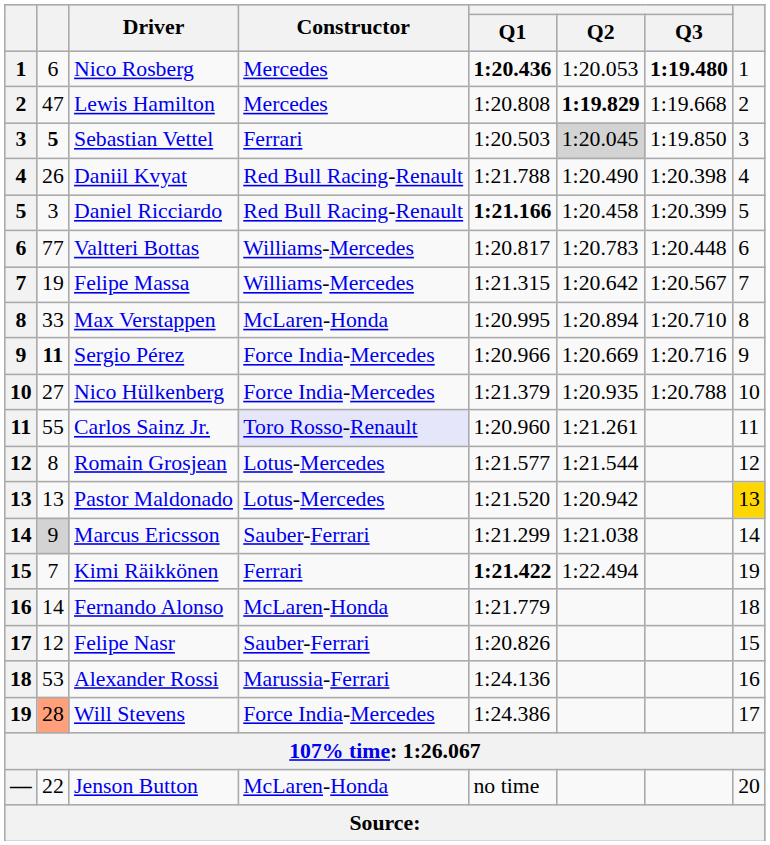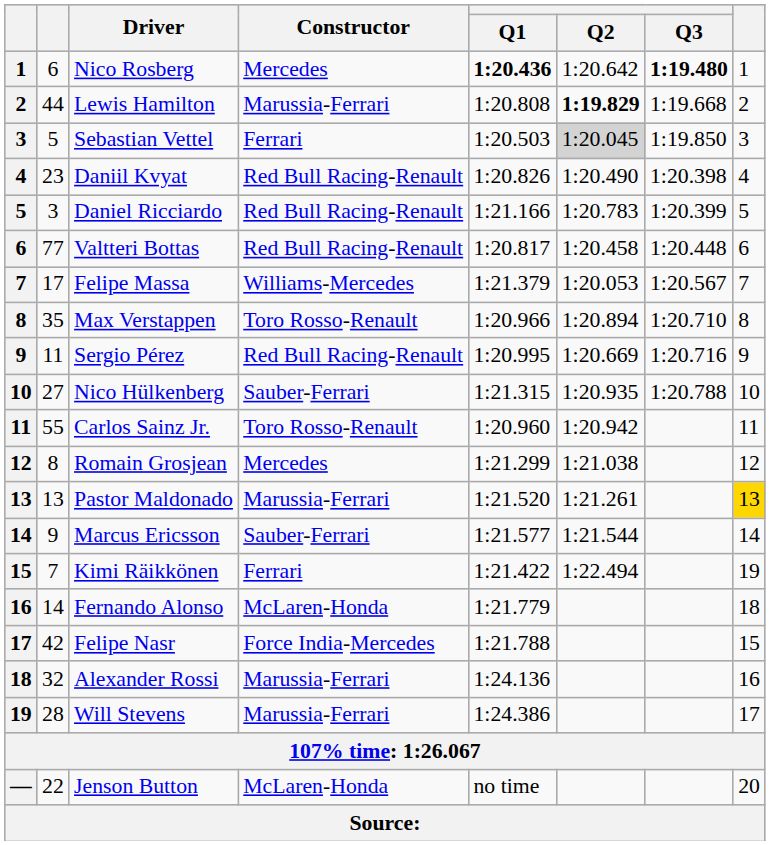(600, 68) 1:20.053 -> (600, 68) 1:20.642
(53, 104) 47 -> (53, 104) 44
(286, 104) Mercedes -> (316, 104) Marussia-Ferrari
(53, 140) bold -> (53, 140) normal
(53, 175) 26 -> (53, 175) 23
(512, 175) 1:21.788 -> (512, 175) 1:20.826
(512, 211) bold -> (512, 211) normal
(600, 211) 1:20.458 -> (600, 211) 1:20.783
(329, 247) Williams-Mercedes -> (353, 247) Red Bull Racing-Renault
(600, 247) 1:20.783 -> (600, 247) 1:20.458
(53, 283) 19 -> (53, 283) 17
(512, 283) 1:21.315 -> (512, 283) 1:21.379
(600, 283) 1:20.642 -> (600, 283) 1:20.053
(53, 319) 33 -> (53, 319) 35
(316, 319) McLaren-Honda -> (330, 319) Toro Rosso-Renault
(512, 319) 1:20.995 -> (512, 319) 1:20.966
(53, 355) bold -> (53, 355) normal
(339, 355) Force India-Mercedes -> (353, 355) Red Bull Racing-Renault
(512, 355) 1:20.966 -> (512, 355) 1:20.995
(339, 391) Force India-Mercedes -> (306, 391) Sauber-Ferrari
(512, 391) 1:21.379 -> (512, 391) 1:21.315
(330, 427) lavender background -> (330, 427) no background
(600, 427) 1:21.261 -> (600, 427) 1:20.942
(314, 463) Lotus-Mercedes -> (286, 463) Mercedes
(512, 463) 1:21.577 -> (512, 463) 1:21.299
(600, 463) 1:21.544 -> (600, 463) 1:21.038
(314, 499) Lotus-Mercedes -> (316, 499) Marussia-Ferrari
(600, 499) 1:20.942 -> (600, 499) 1:21.261
(53, 534) lightgrey background -> (53, 534) no background
(512, 534) 1:21.299 -> (512, 534) 1:21.577
(600, 534) 1:21.038 -> (600, 534) 1:21.544
(512, 570) bold -> (512, 570) normal
(53, 642) 12 -> (53, 642) 42
(306, 642) Sauber-Ferrari -> (339, 642) Force India-Mercedes
(512, 642) 1:20.826 -> (512, 642) 1:21.788
(53, 678) 53 -> (53, 678) 32
(53, 714) lightsalmon background -> (53, 714) no background
(339, 714) Force India-Mercedes -> (316, 714) Marussia-Ferrari
